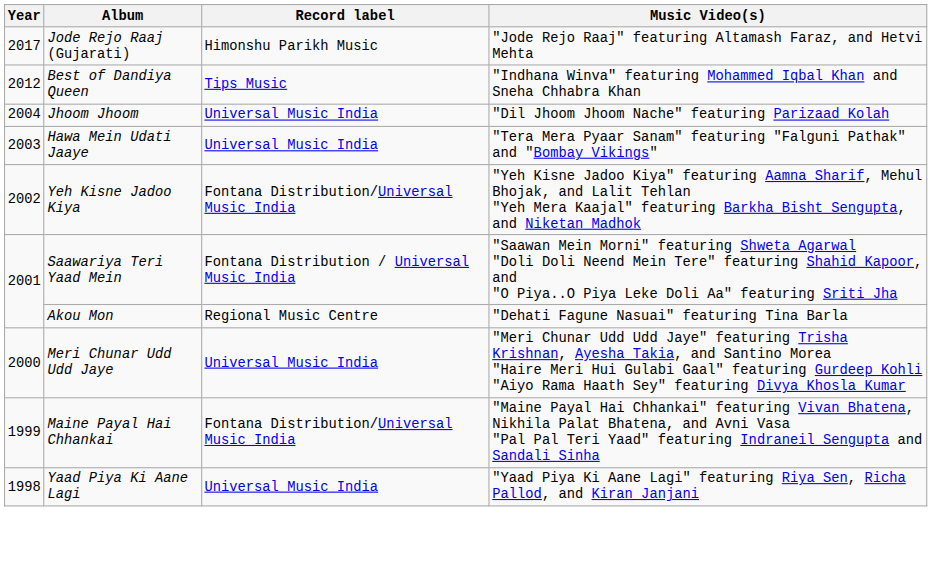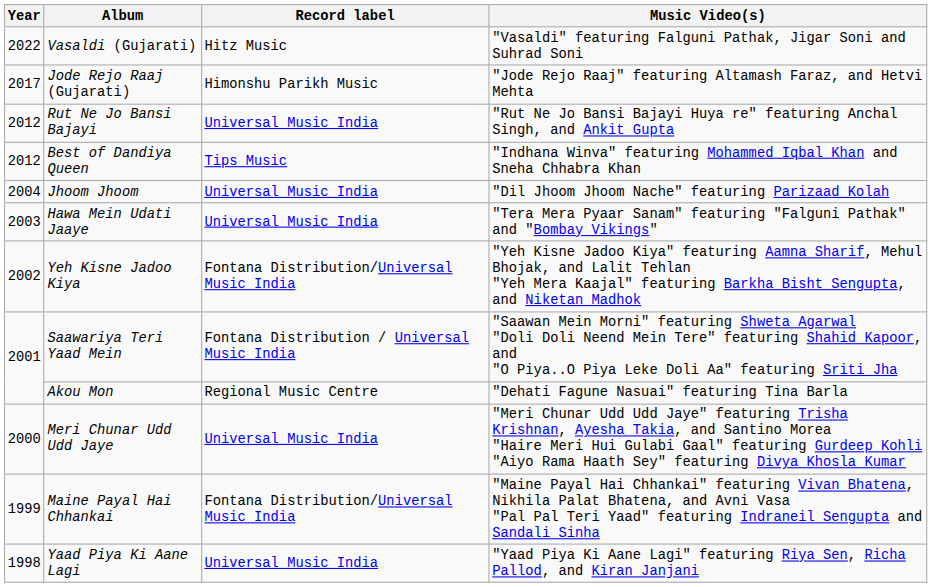+ row: (122, 46)
+ row: (109, 123)
